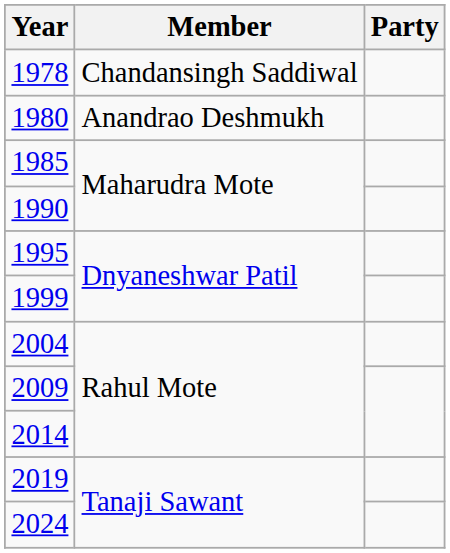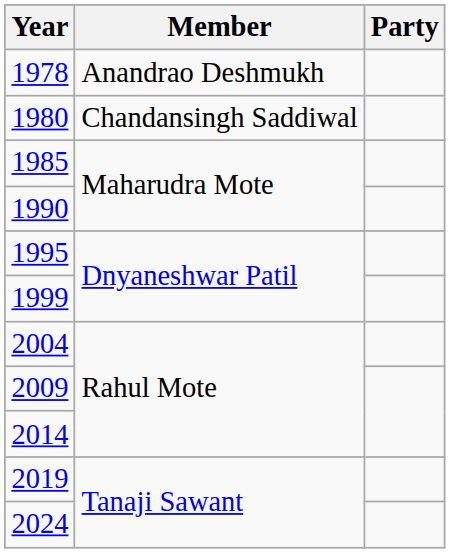(220, 72) Chandansingh Saddiwal -> (203, 72) Anandrao Deshmukh
(203, 117) Anandrao Deshmukh -> (220, 117) Chandansingh Saddiwal
